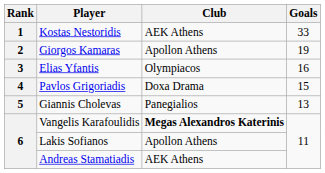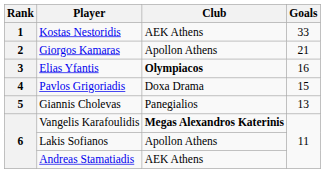(303, 50) 19 -> (303, 50) 21
(173, 68) normal -> (174, 68) bold
